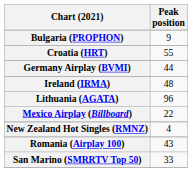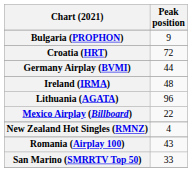(169, 53) 55 -> (169, 53) 72
